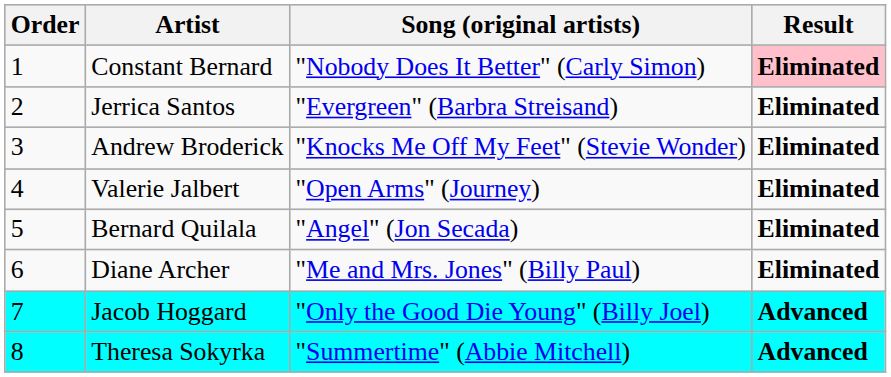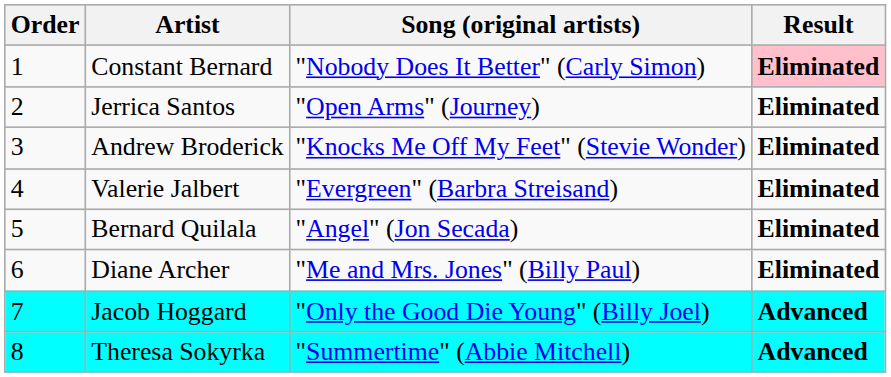(457, 106) "Evergreen" (Barbra Streisand) -> (418, 106) "Open Arms" (Journey)
(418, 188) "Open Arms" (Journey) -> (457, 188) "Evergreen" (Barbra Streisand)
